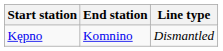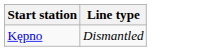- column: (115, 14)
